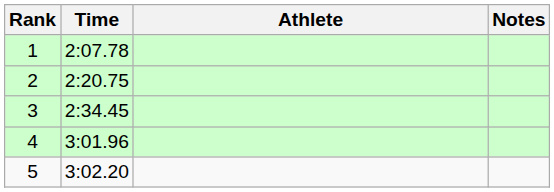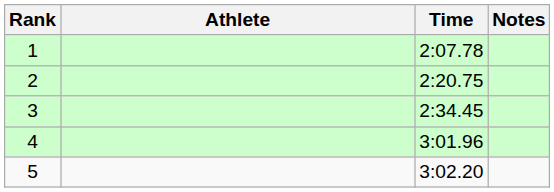columns swapped: (311, 19) <-> (97, 19)
